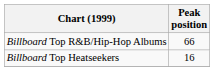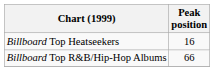rows swapped: (87, 41) <-> (63, 58)
